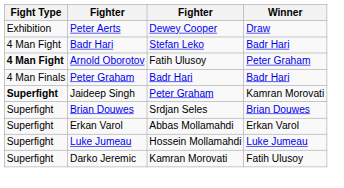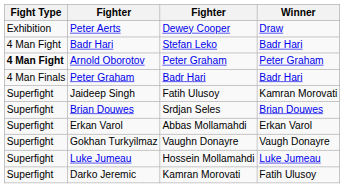(178, 61) Fatih Ulusoy -> (195, 61) Peter Graham
(32, 93) bold -> (30, 93) normal
(181, 93) Peter Graham -> (191, 93) Fatih Ulusoy
+ row: (114, 142)
